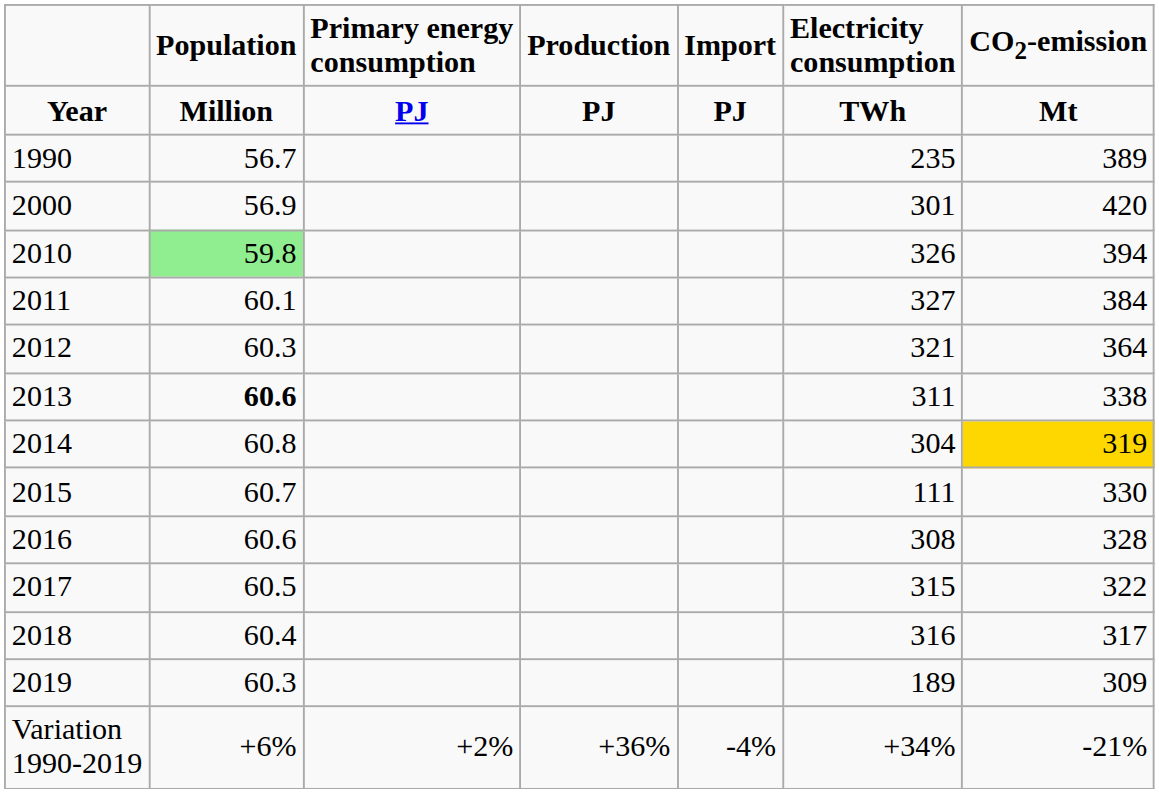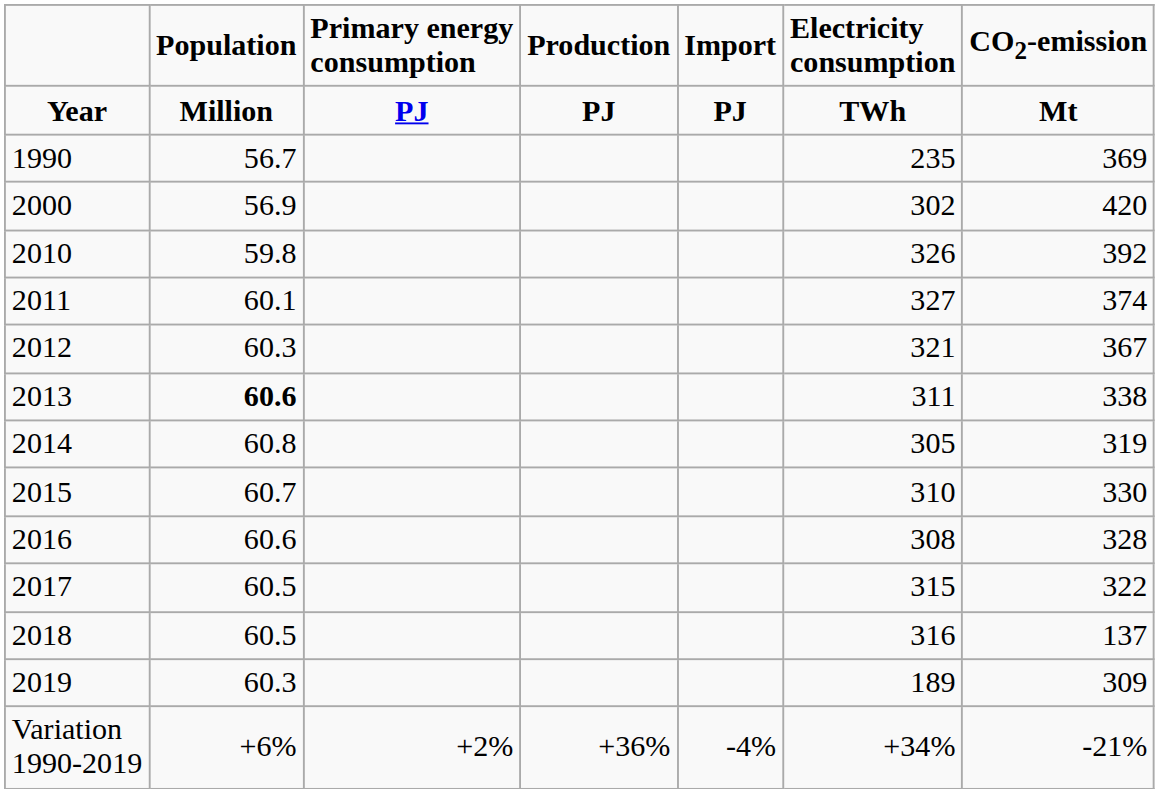(1125, 157) 389 -> (1125, 157) 369
(933, 205) 301 -> (933, 205) 302
(270, 253) lightgreen background -> (270, 253) no background
(1125, 253) 394 -> (1125, 253) 392
(1125, 300) 384 -> (1125, 300) 374
(1125, 348) 364 -> (1125, 348) 367
(933, 443) 304 -> (933, 443) 305
(1125, 443) gold background -> (1125, 443) no background
(934, 491) 111 -> (933, 491) 310
(270, 634) 60.4 -> (270, 634) 60.5
(1125, 634) 317 -> (1125, 634) 137
